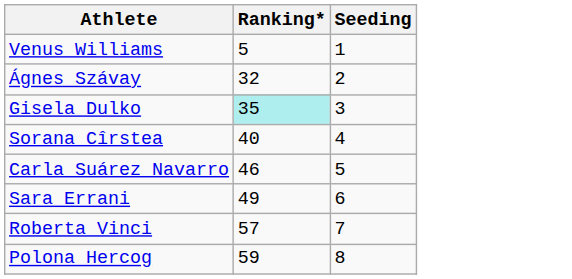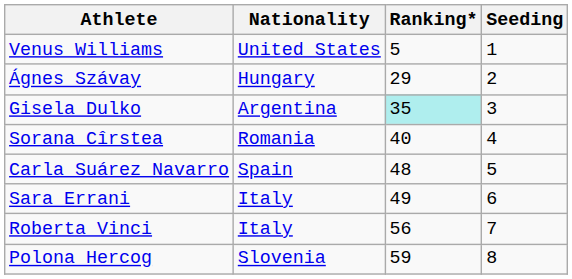+ column: (309, 20)
(249, 79) 32 -> (401, 79) 29
(249, 169) 46 -> (401, 169) 48
(249, 229) 57 -> (401, 229) 56
